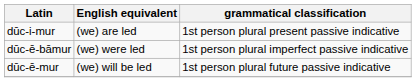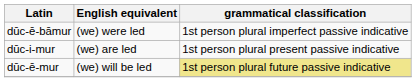rows swapped: (39, 49) <-> (31, 31)
(286, 67) no background -> (286, 67) khaki background
